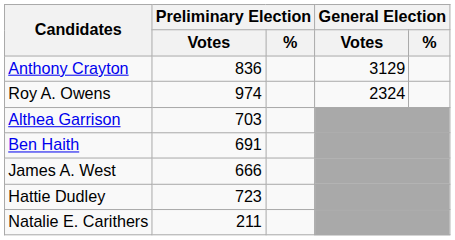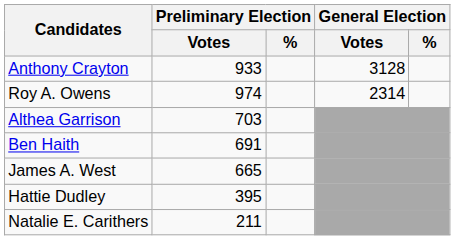(248, 68) 836 -> (248, 68) 933
(387, 68) 3129 -> (387, 68) 3128
(387, 94) 2324 -> (387, 94) 2314
(248, 171) 666 -> (248, 171) 665
(248, 196) 723 -> (248, 196) 395
